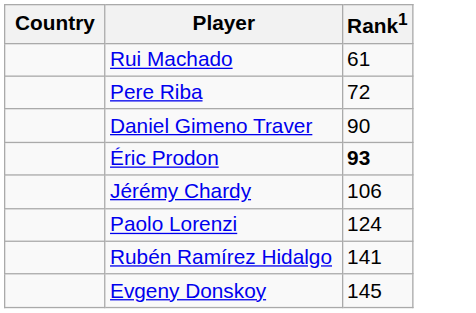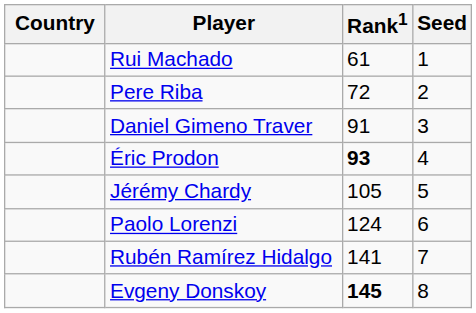+ column: (442, 23)
(359, 125) 90 -> (359, 125) 91
(364, 191) 106 -> (364, 191) 105
(364, 290) normal -> (364, 290) bold
